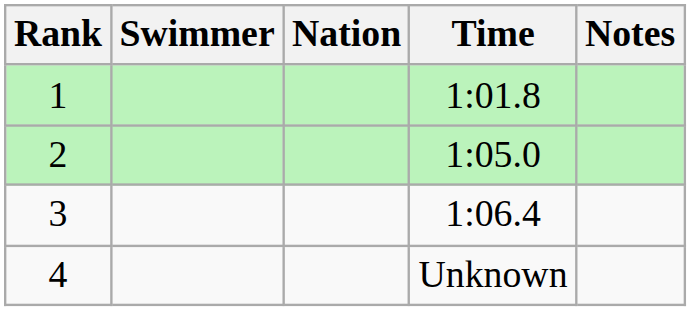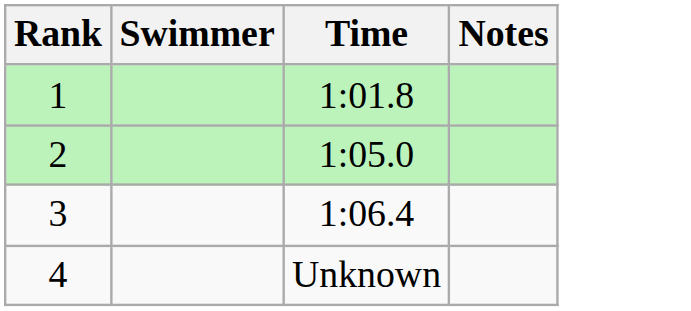- column: (347, 34)
